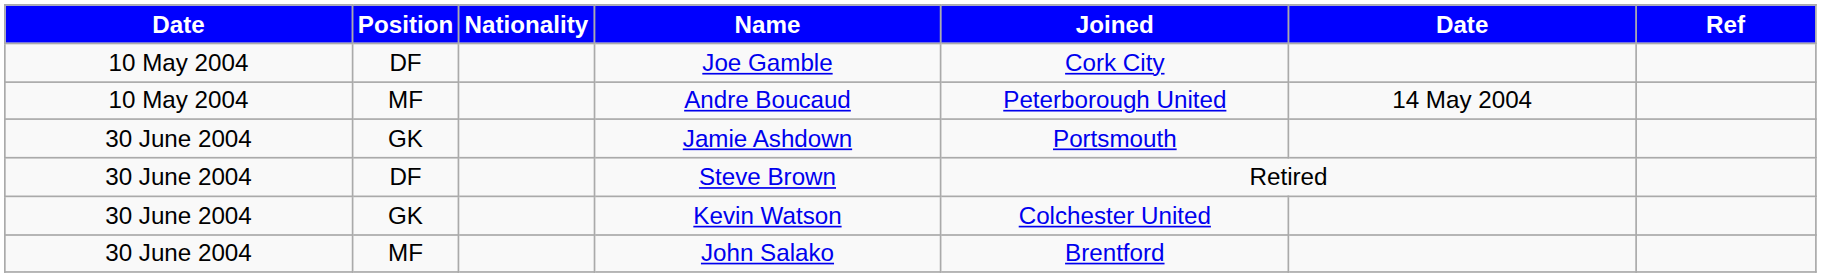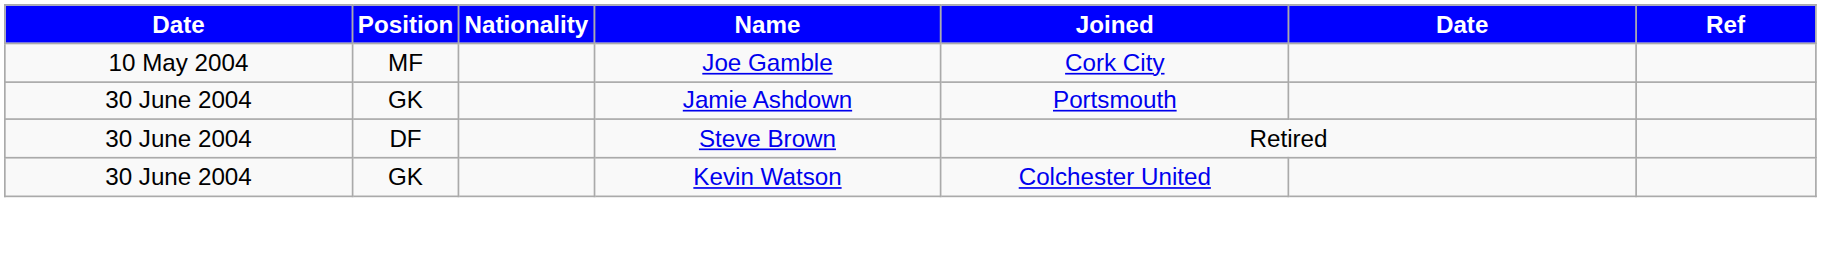(406, 63) DF -> (406, 63) MF
- row: (767, 101)
- row: (767, 254)
